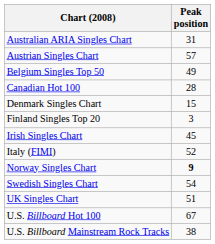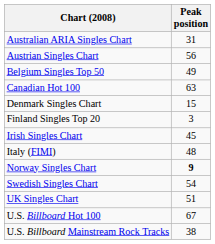(191, 55) 57 -> (191, 55) 56
(191, 87) 28 -> (191, 87) 63
(191, 151) 52 -> (191, 151) 48
